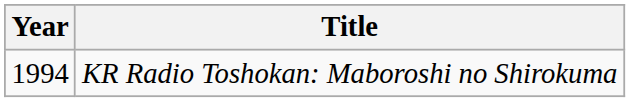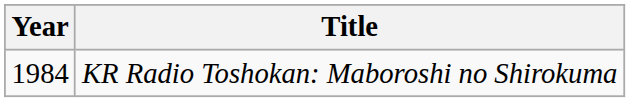(40, 72) 1994 -> (40, 72) 1984
